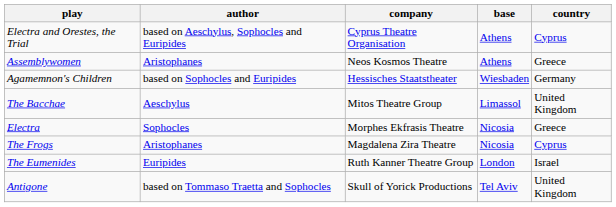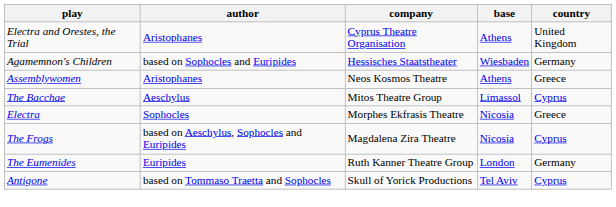(222, 37) based on Aeschylus, Sophocles and Euripides -> (173, 37) Aristophanes
(550, 37) Cyprus -> (555, 37) United Kingdom
rows swapped: (59, 79) <-> (44, 61)
(555, 103) United Kingdom -> (550, 97) Cyprus
(173, 145) Aristophanes -> (222, 138) based on Aeschylus, Sophocles and Euripides
(547, 162) Israel -> (555, 162) Germany
(555, 186) United Kingdom -> (550, 180) Cyprus
